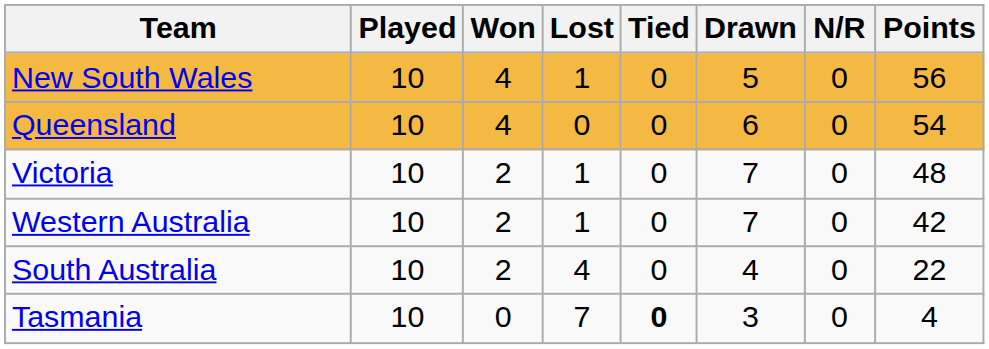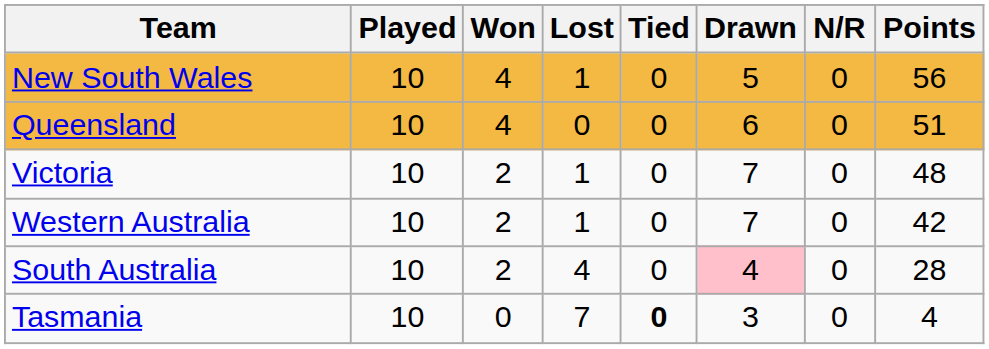(929, 125) 54 -> (929, 125) 51
(750, 269) no background -> (750, 269) pink background
(929, 269) 22 -> (929, 269) 28
